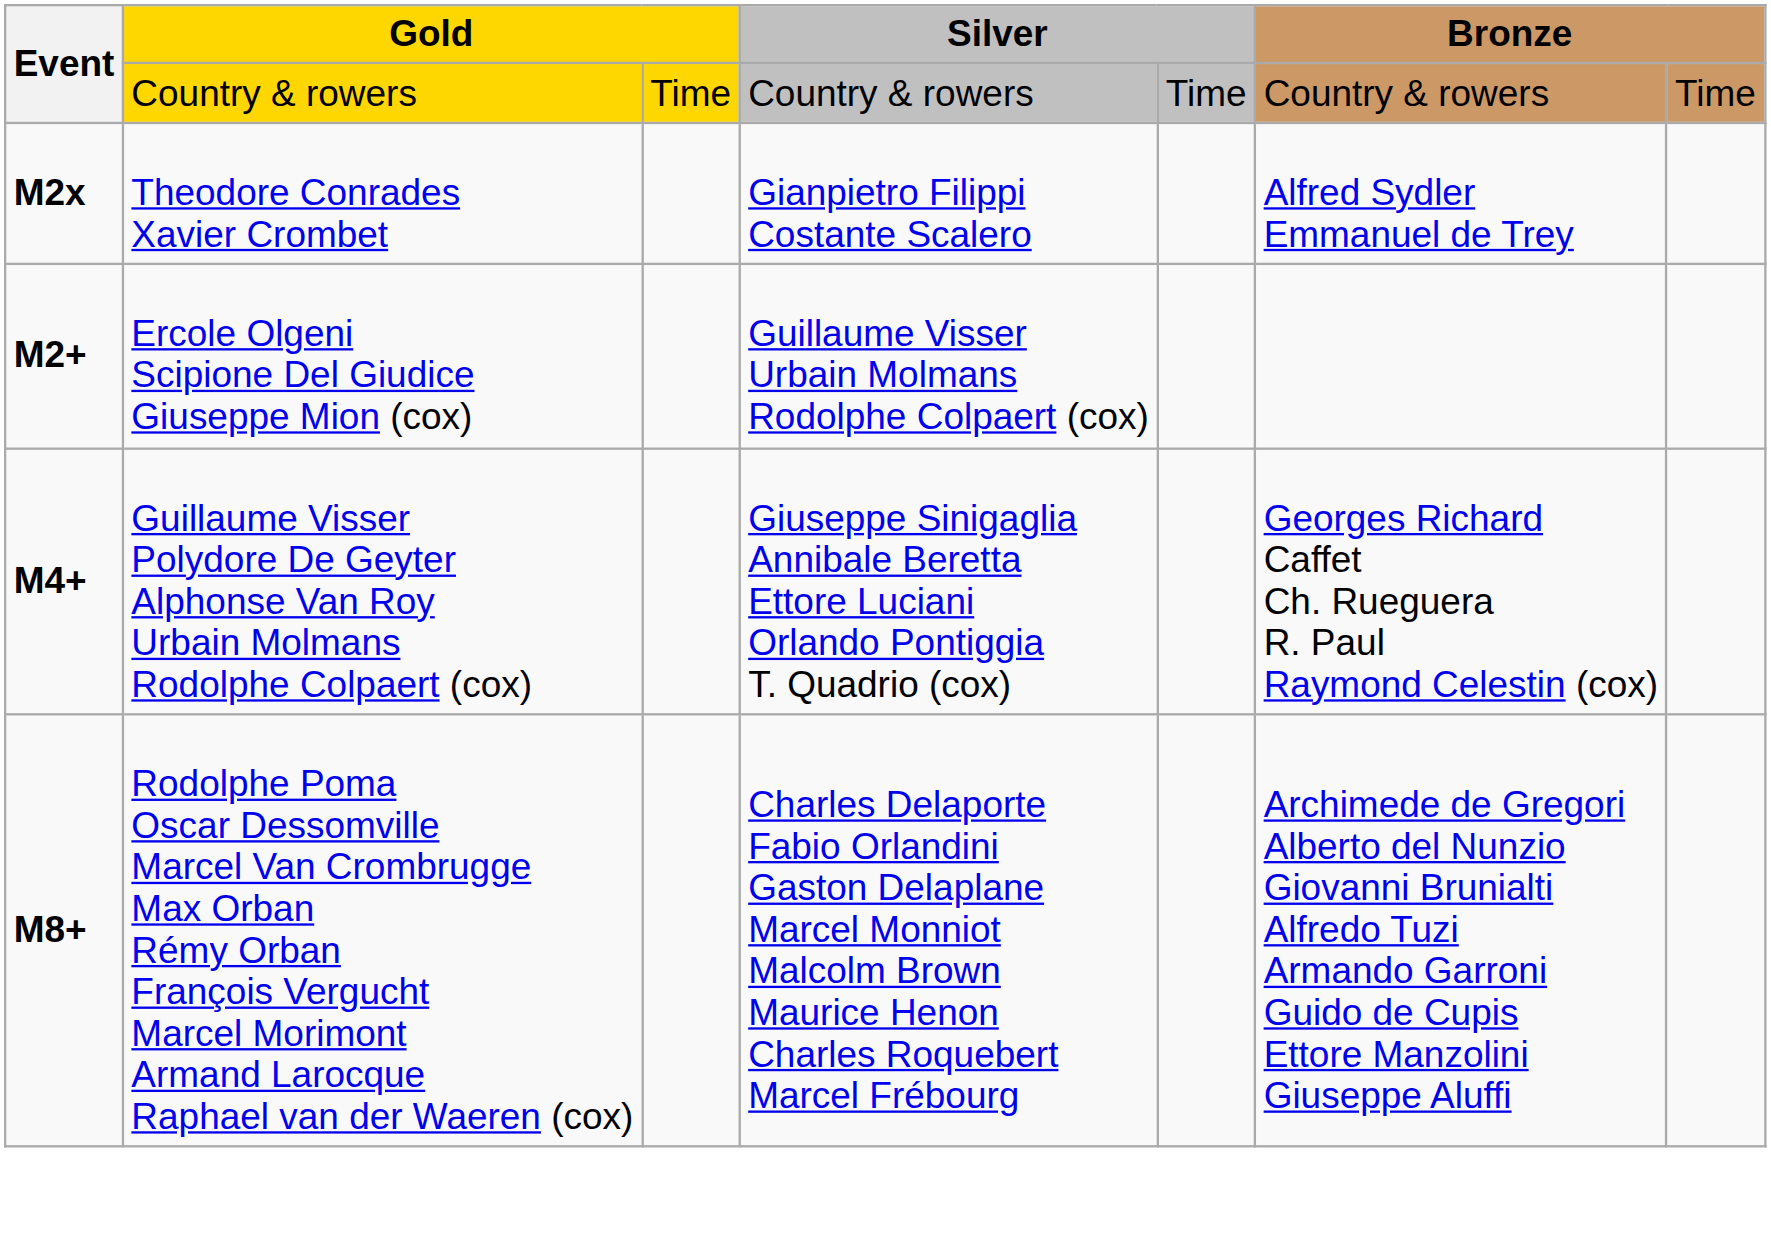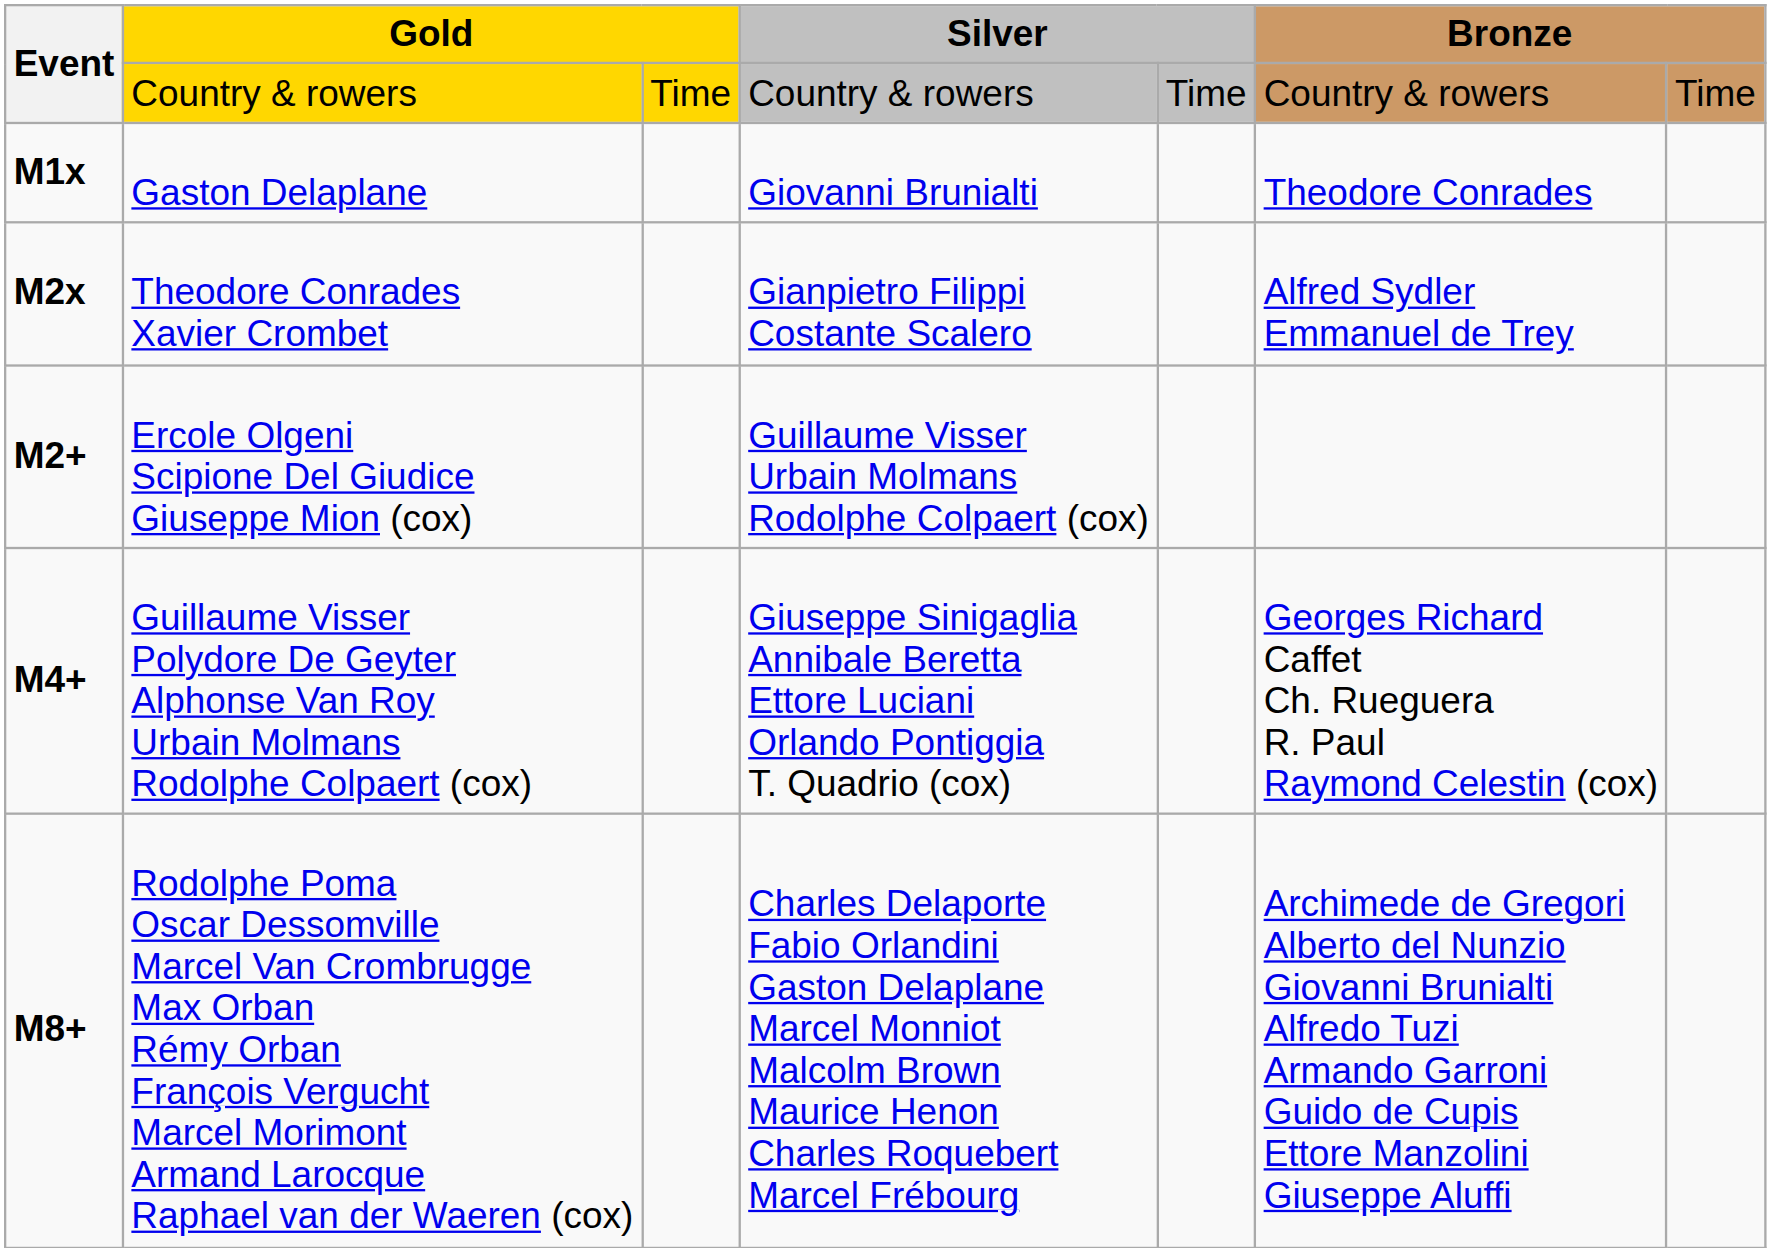+ row: (50, 171)
